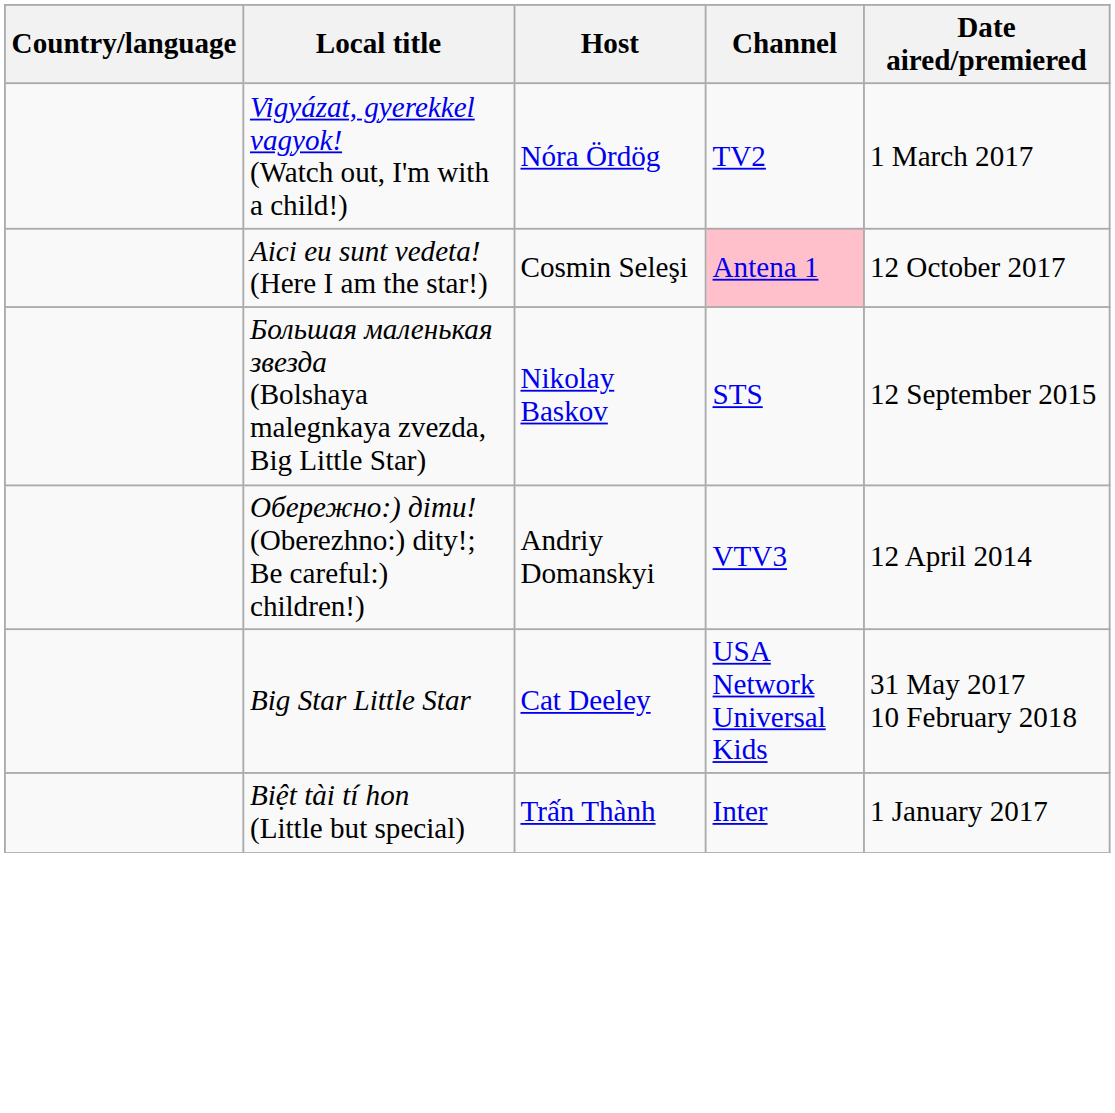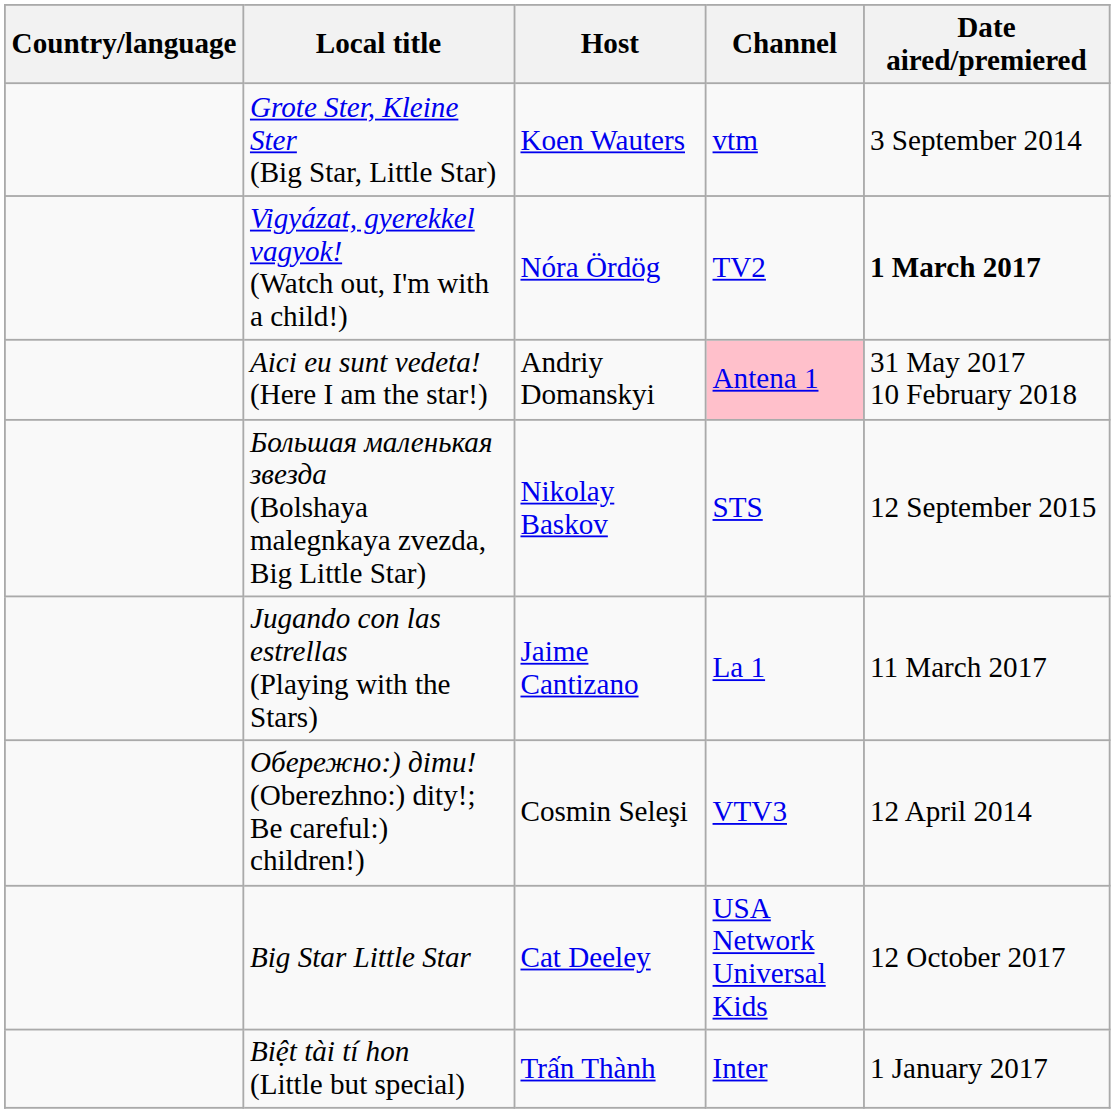+ row: (373, 139)
(952, 155) normal -> (955, 267) bold
(604, 267) Cosmin Seleşi -> (588, 379) Andriy Domanskyi
(968, 267) 12 October 2017 -> (973, 379) 31 May 2017 10 February 2018
+ row: (350, 668)
(588, 556) Andriy Domanskyi -> (604, 812) Cosmin Seleşi
(973, 700) 31 May 2017 10 February 2018 -> (968, 956) 12 October 2017
